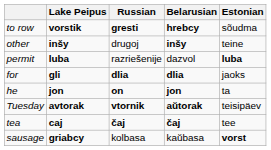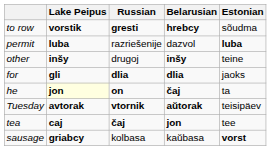rows swapped: (18, 43) <-> (20, 59)
(56, 91) no background -> (56, 91) lightyellow background
(174, 91) jon -> (173, 91) čaj
(173, 122) čaj -> (174, 122) jon
